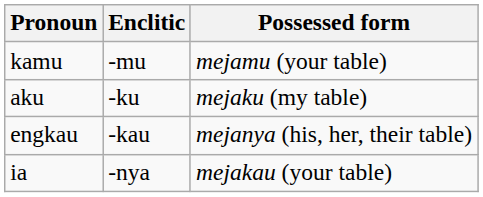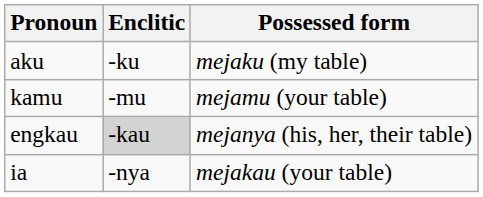rows swapped: (27, 97) <-> (36, 60)
(129, 135) no background -> (129, 135) lightgrey background
